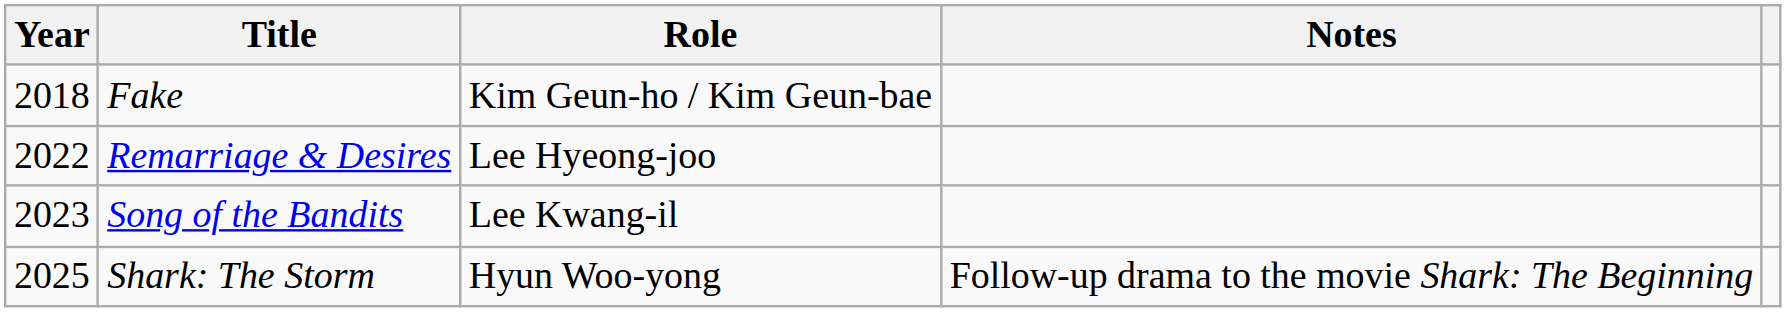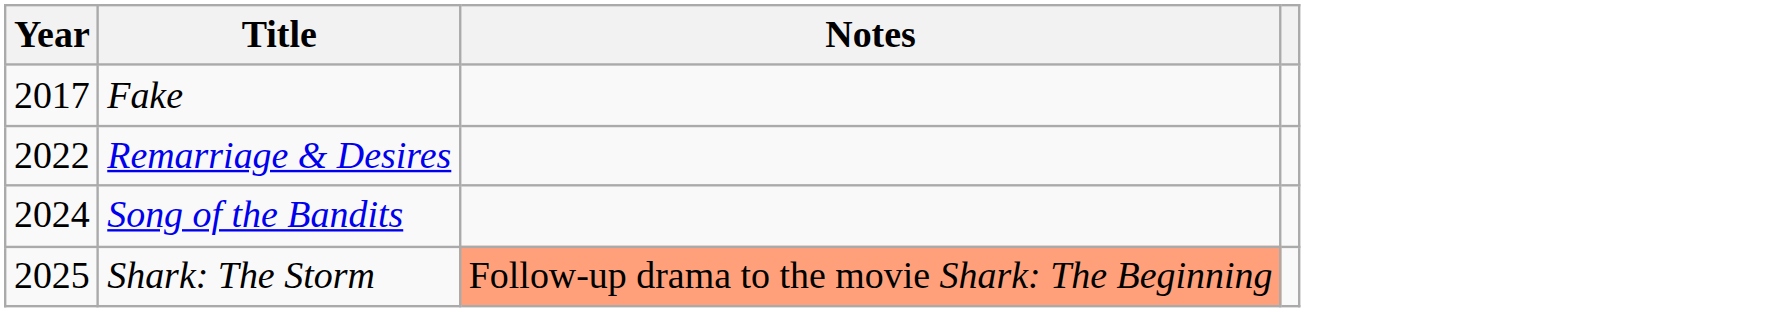- column: (700, 34)
(52, 94) 2018 -> (52, 94) 2017
(52, 214) 2023 -> (52, 214) 2024
(1351, 275) no background -> (871, 275) lightsalmon background
